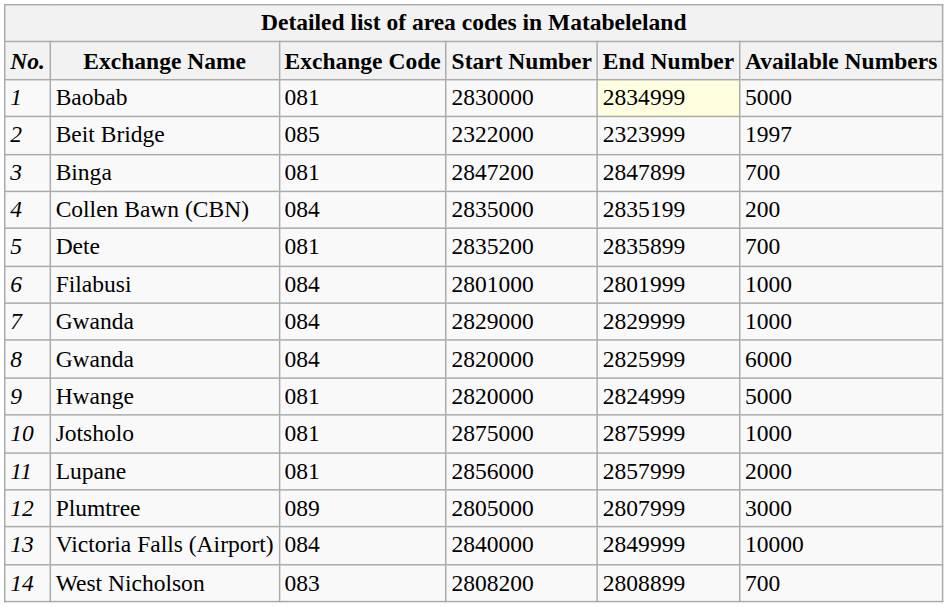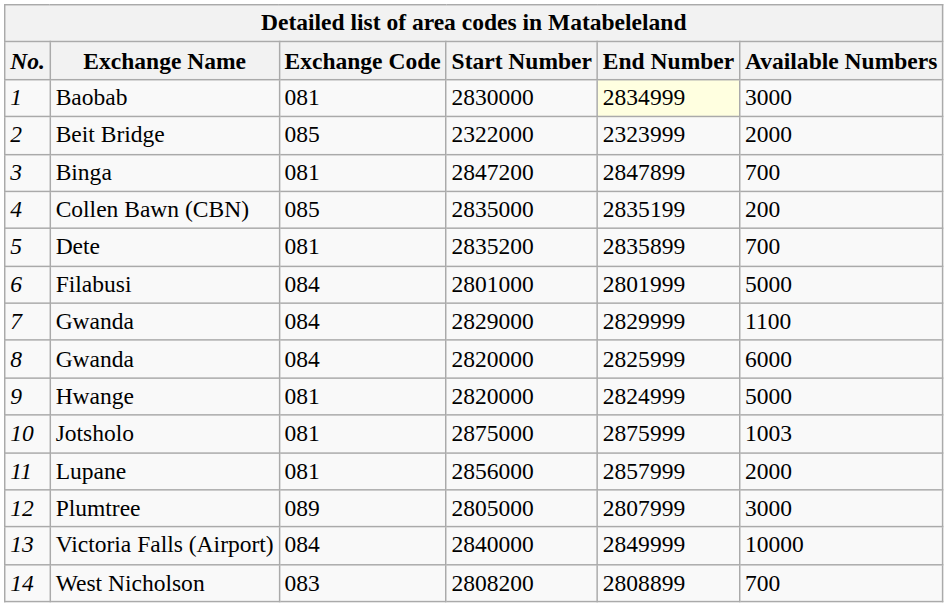(769, 97) 5000 -> (769, 97) 3000
(769, 135) 1997 -> (769, 135) 2000
(302, 209) 084 -> (302, 209) 085
(769, 284) 1000 -> (769, 284) 5000
(769, 321) 1000 -> (768, 321) 1100
(769, 433) 1000 -> (769, 433) 1003
